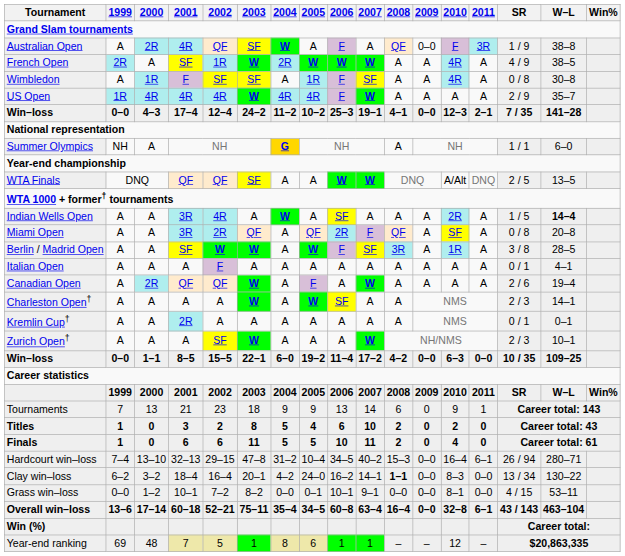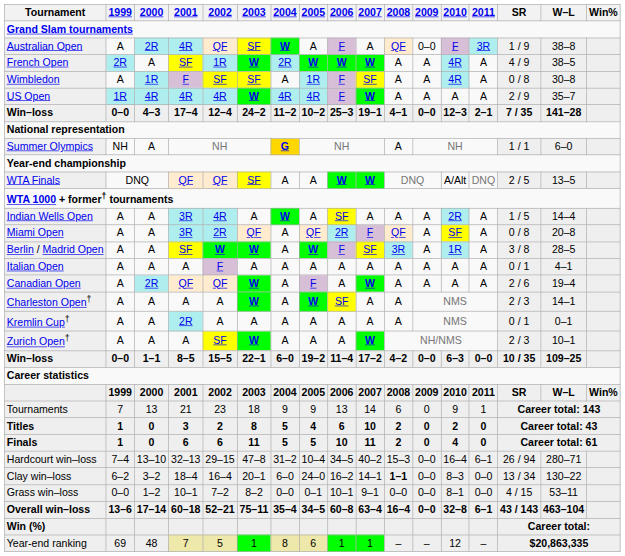(564, 216) bold -> (564, 216) normal
(285, 476) 4–2 -> (285, 476) 6–0
